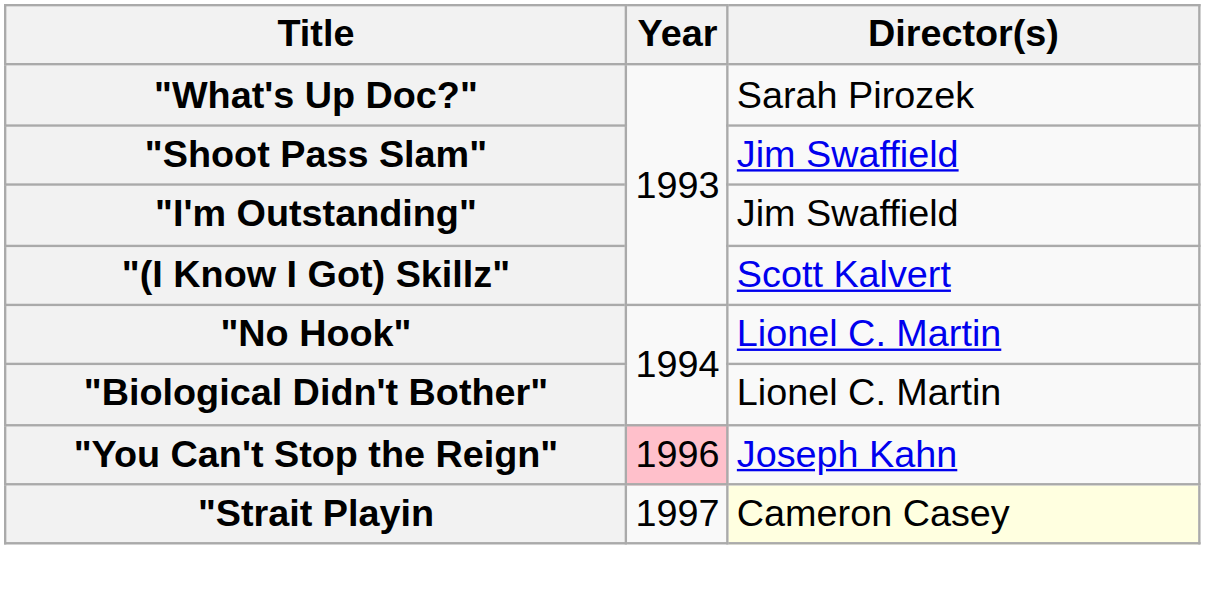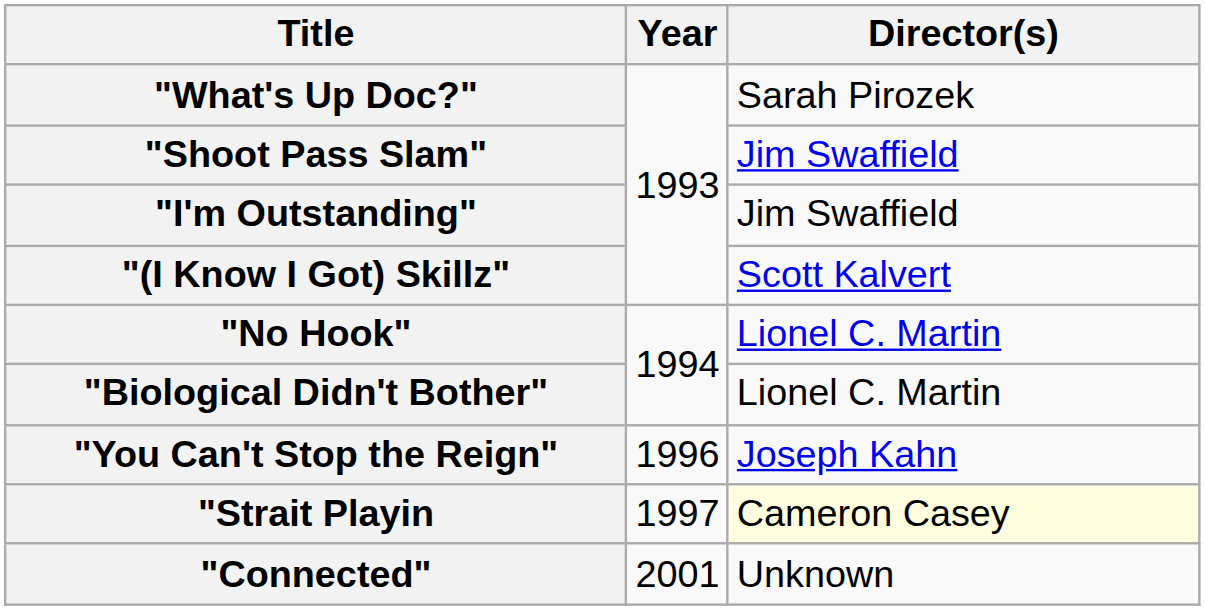(677, 453) pink background -> (677, 453) no background
+ row: (316, 573)
